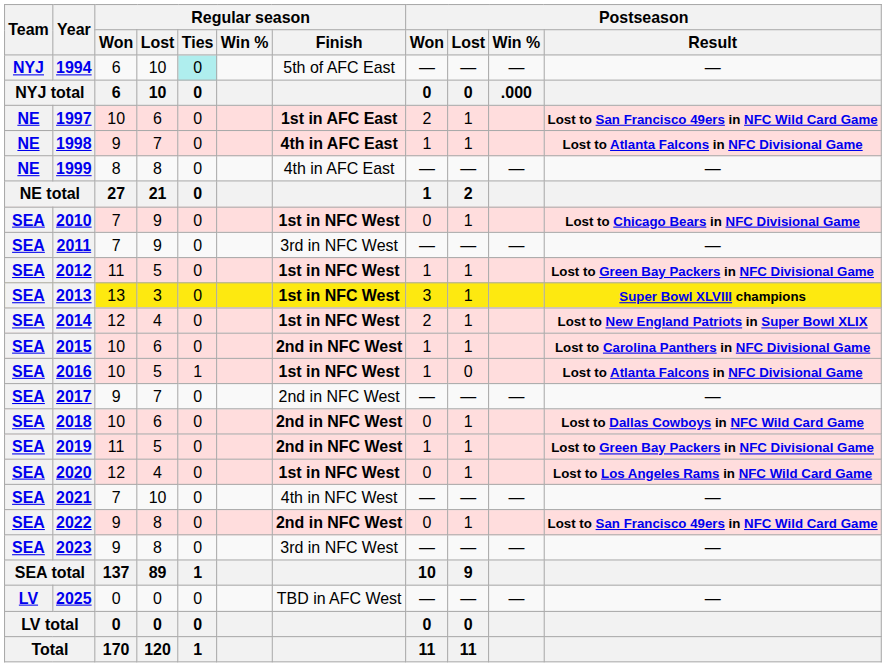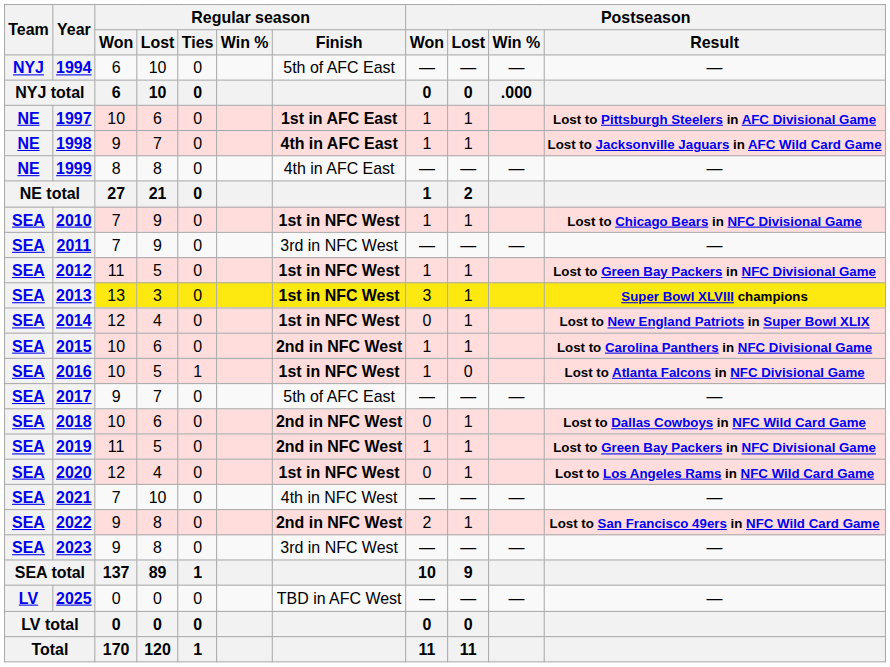(198, 68) paleturquoise background -> (198, 68) no background
(427, 118) 2 -> (427, 118) 1
(713, 120) Lost to San Francisco 49ers in NFC Wild Card Game -> (715, 120) Lost to Pittsburgh Steelers in AFC Divisional Game
(713, 145) Lost to Atlanta Falcons in NFC Divisional Game -> (715, 145) Lost to Jacksonville Jaguars in AFC Wild Card Game
(427, 219) 0 -> (427, 219) 1
(427, 321) 2 -> (427, 321) 0
(339, 396) 2nd in NFC West -> (339, 396) 5th of AFC East
(427, 523) 0 -> (427, 523) 2
